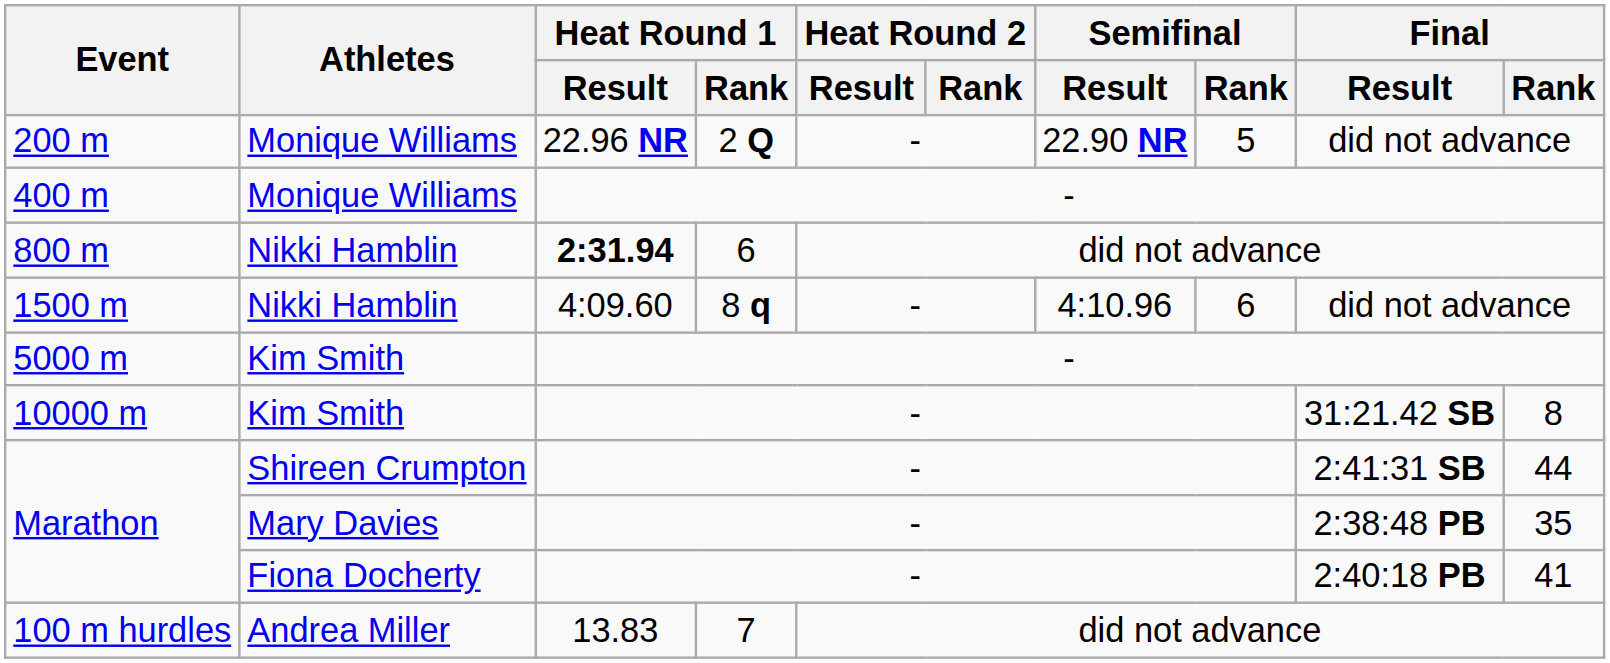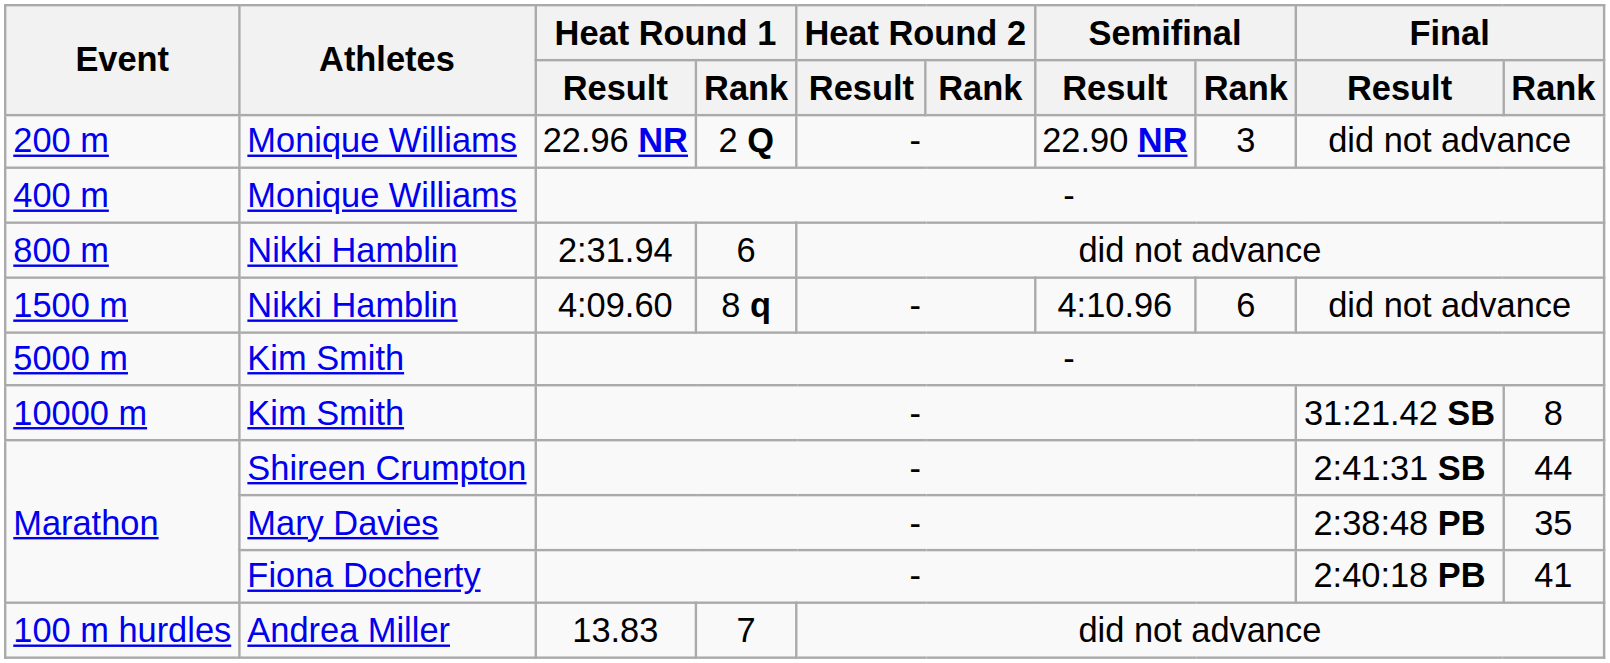(1246, 142) 5 -> (1246, 142) 3
(615, 250) bold -> (615, 250) normal
